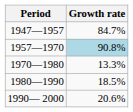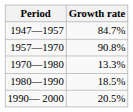(112, 47) lightblue background -> (112, 47) no background
(112, 98) 20.6% -> (112, 98) 20.5%
